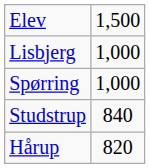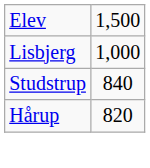- row: (44, 83)
